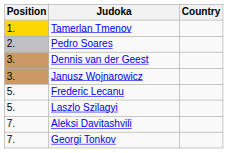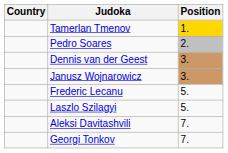columns swapped: (27, 12) <-> (201, 12)
